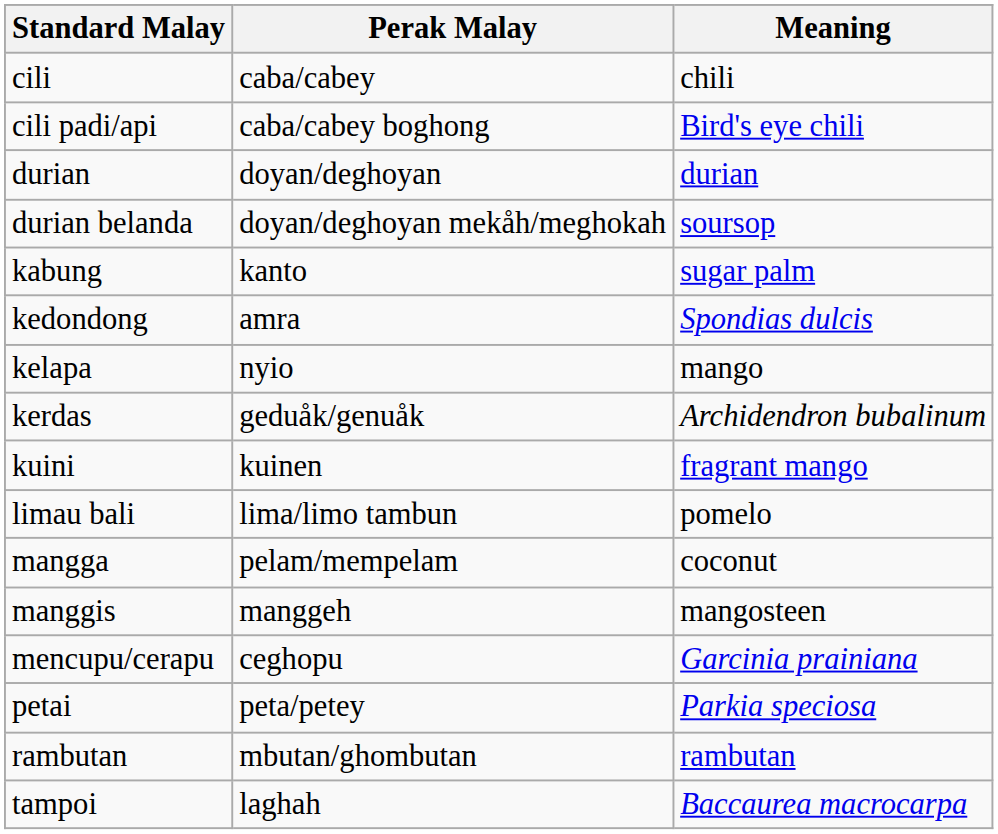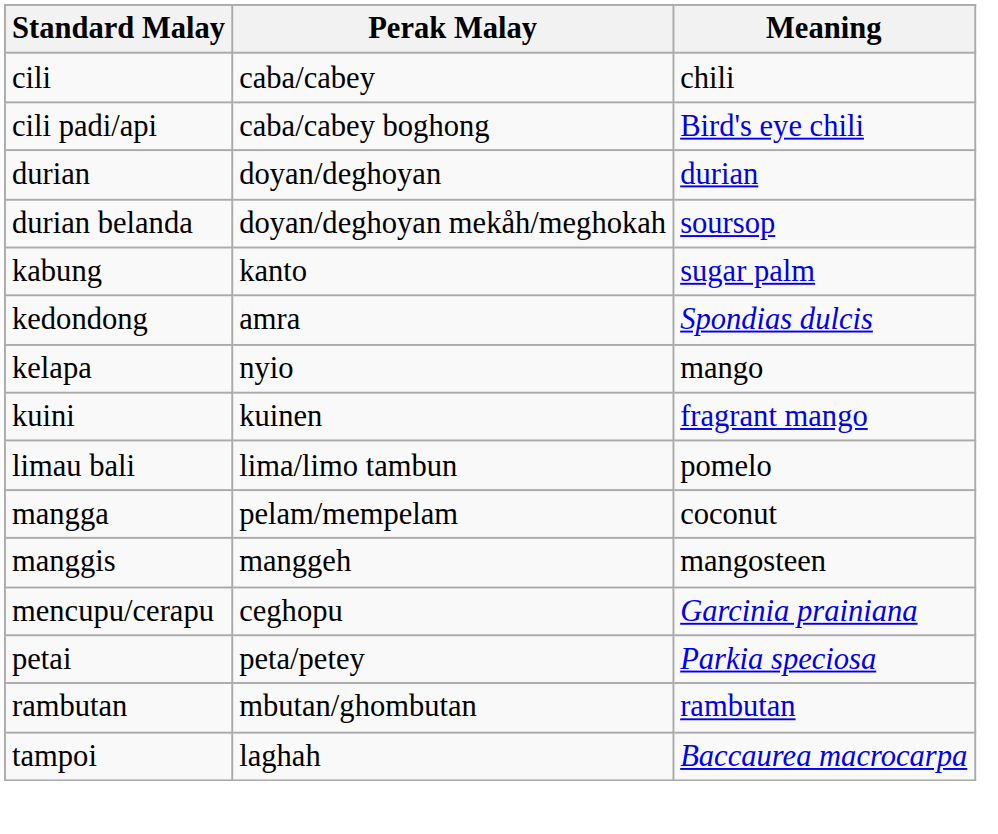- row: (52, 416)
